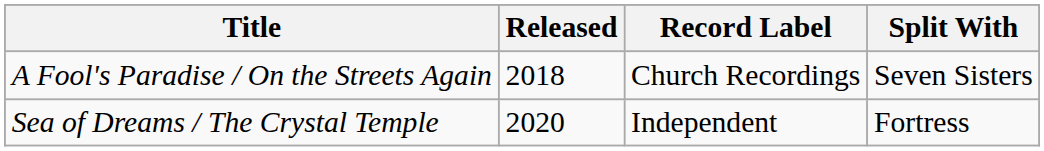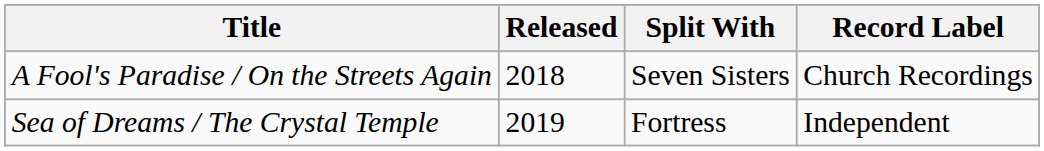columns swapped: (953, 27) <-> (746, 27)
(535, 121) 2020 -> (535, 121) 2019
